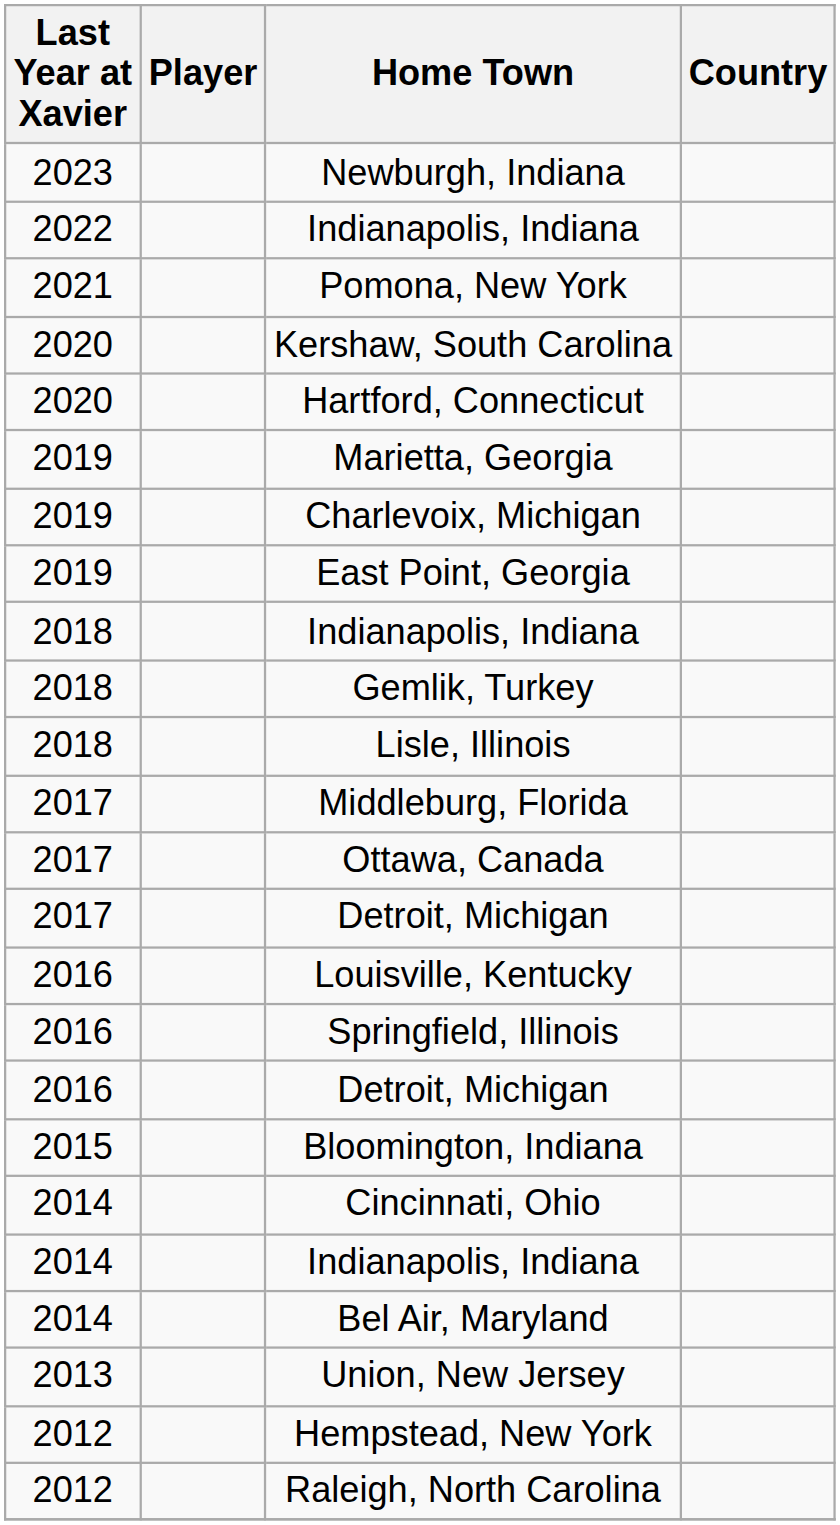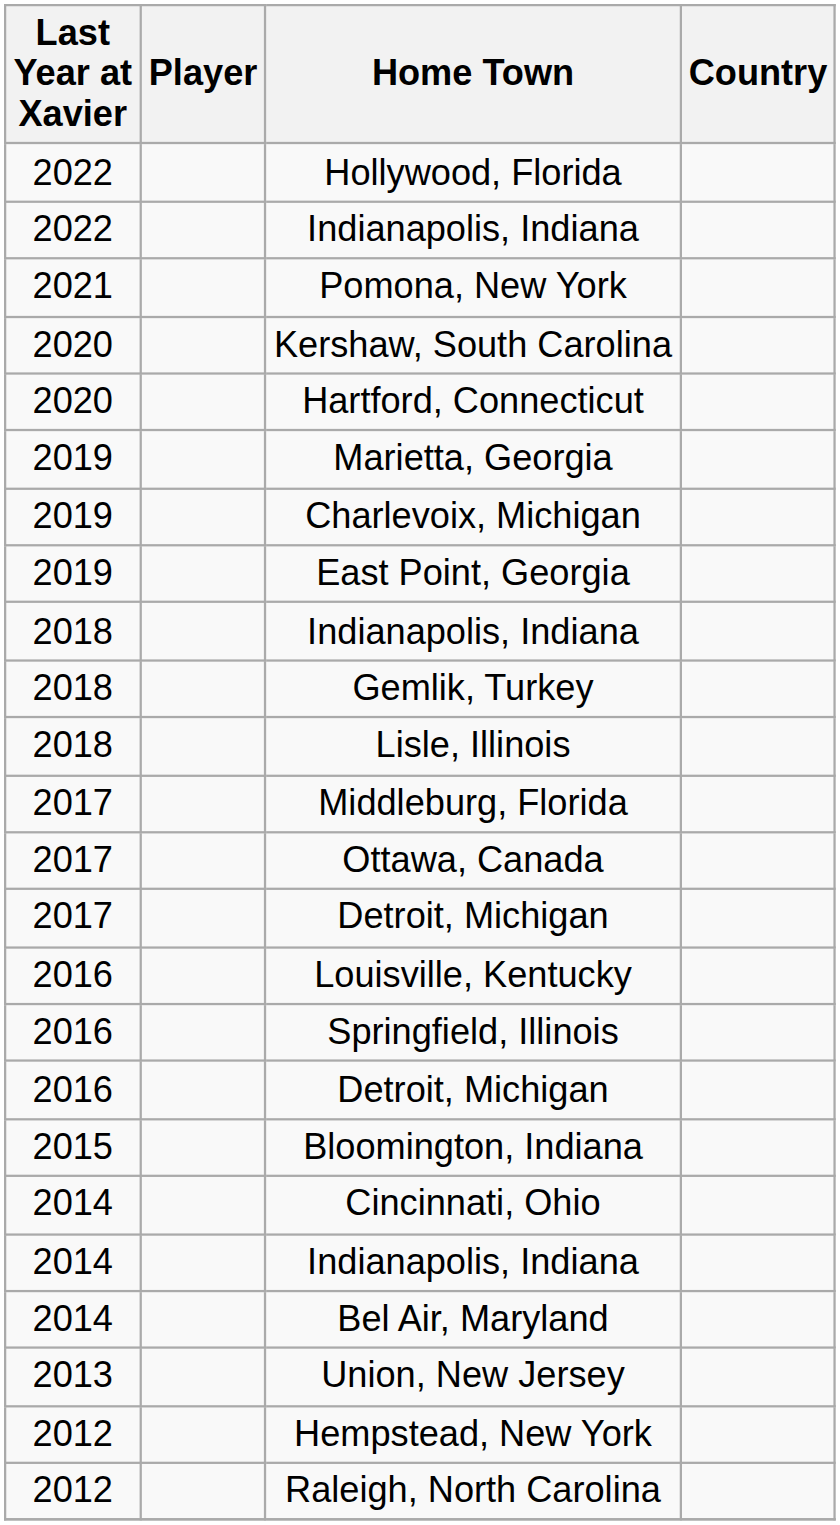- row: (73, 171)
+ row: (73, 171)
